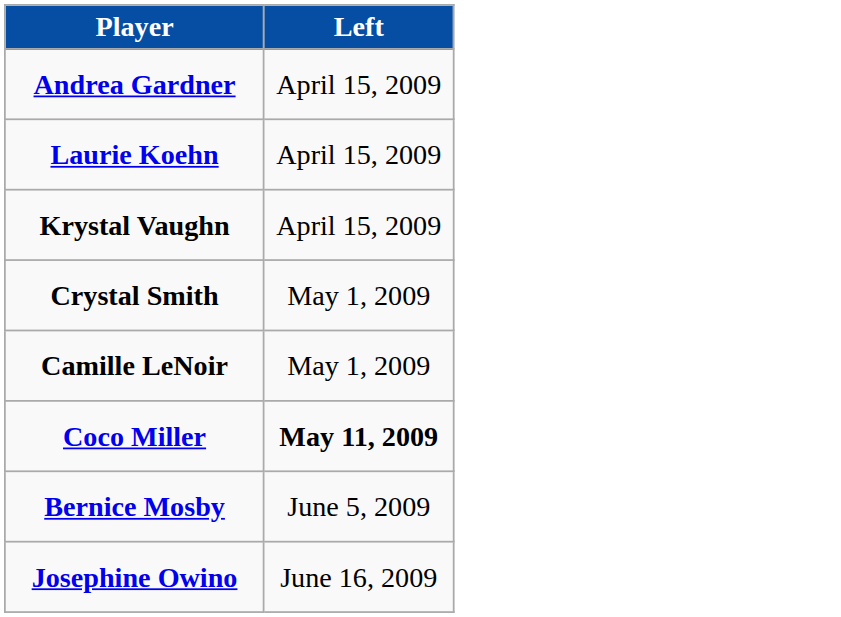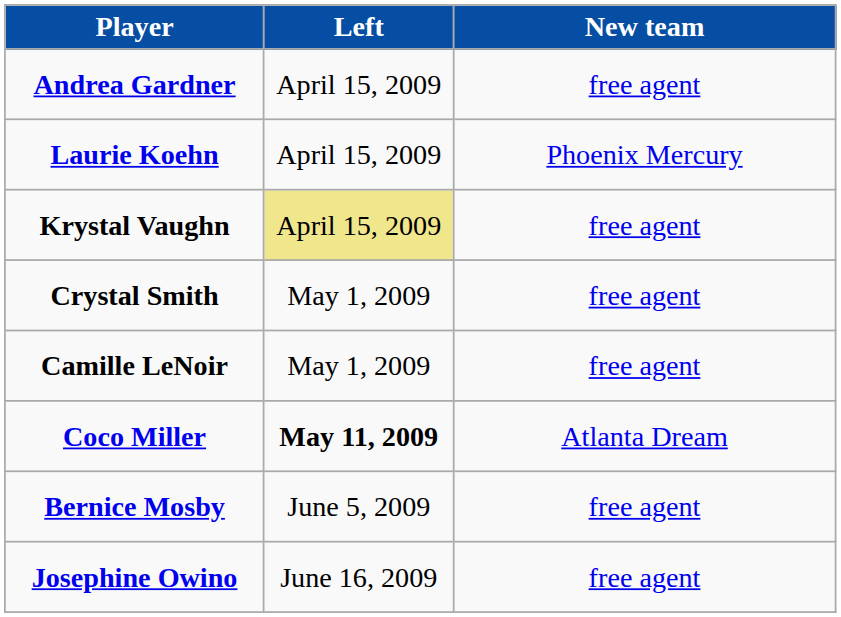+ column: (645, 26)
(359, 225) no background -> (359, 225) khaki background
